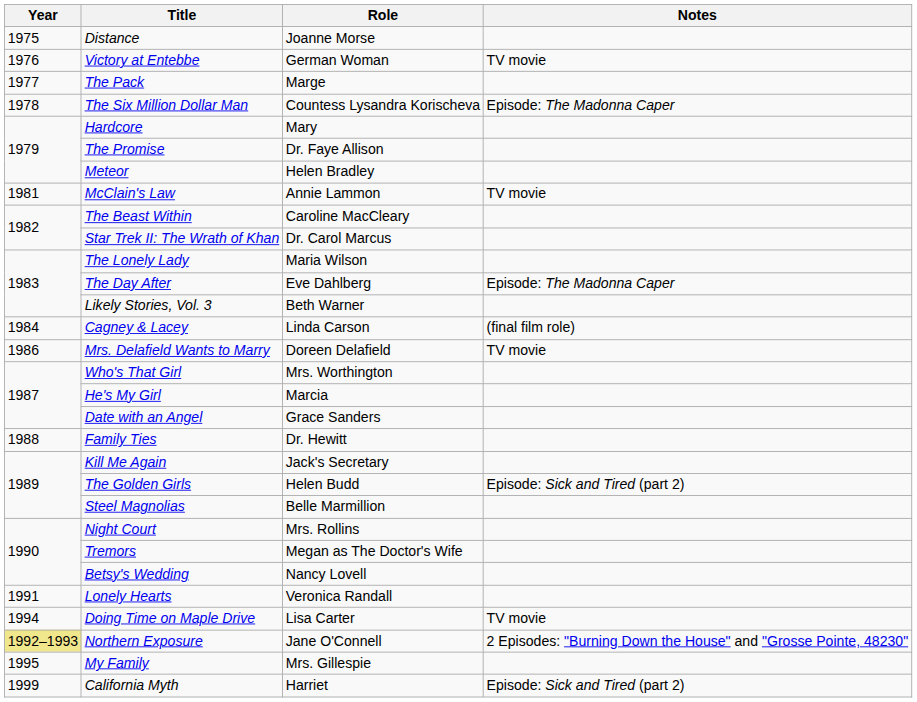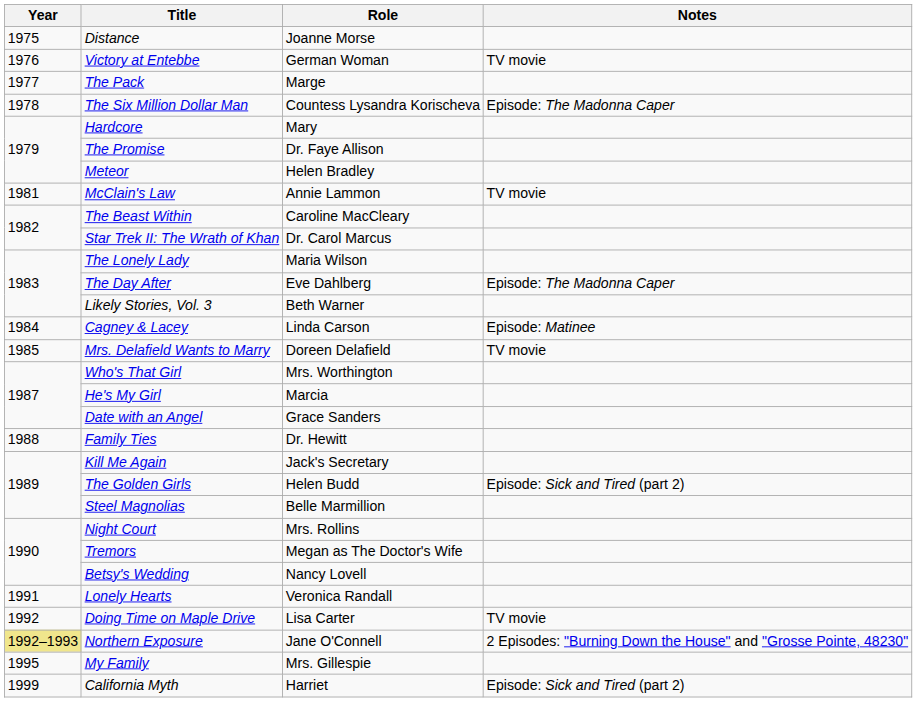(531, 328) (final film role) -> (541, 328) Episode: Matinee
(23, 350) 1986 -> (23, 350) 1985
(23, 618) 1994 -> (23, 618) 1992
